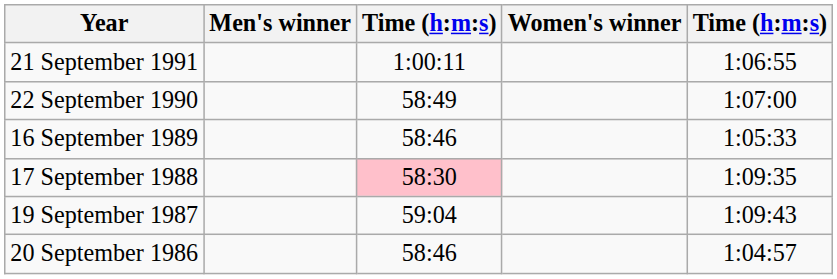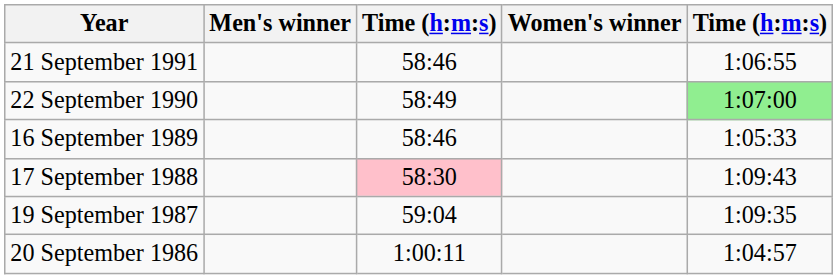(429, 61) 1:00:11 -> (429, 61) 58:46
(760, 100) no background -> (760, 100) lightgreen background
(760, 176) 1:09:35 -> (760, 176) 1:09:43
(760, 215) 1:09:43 -> (760, 215) 1:09:35
(429, 253) 58:46 -> (429, 253) 1:00:11
